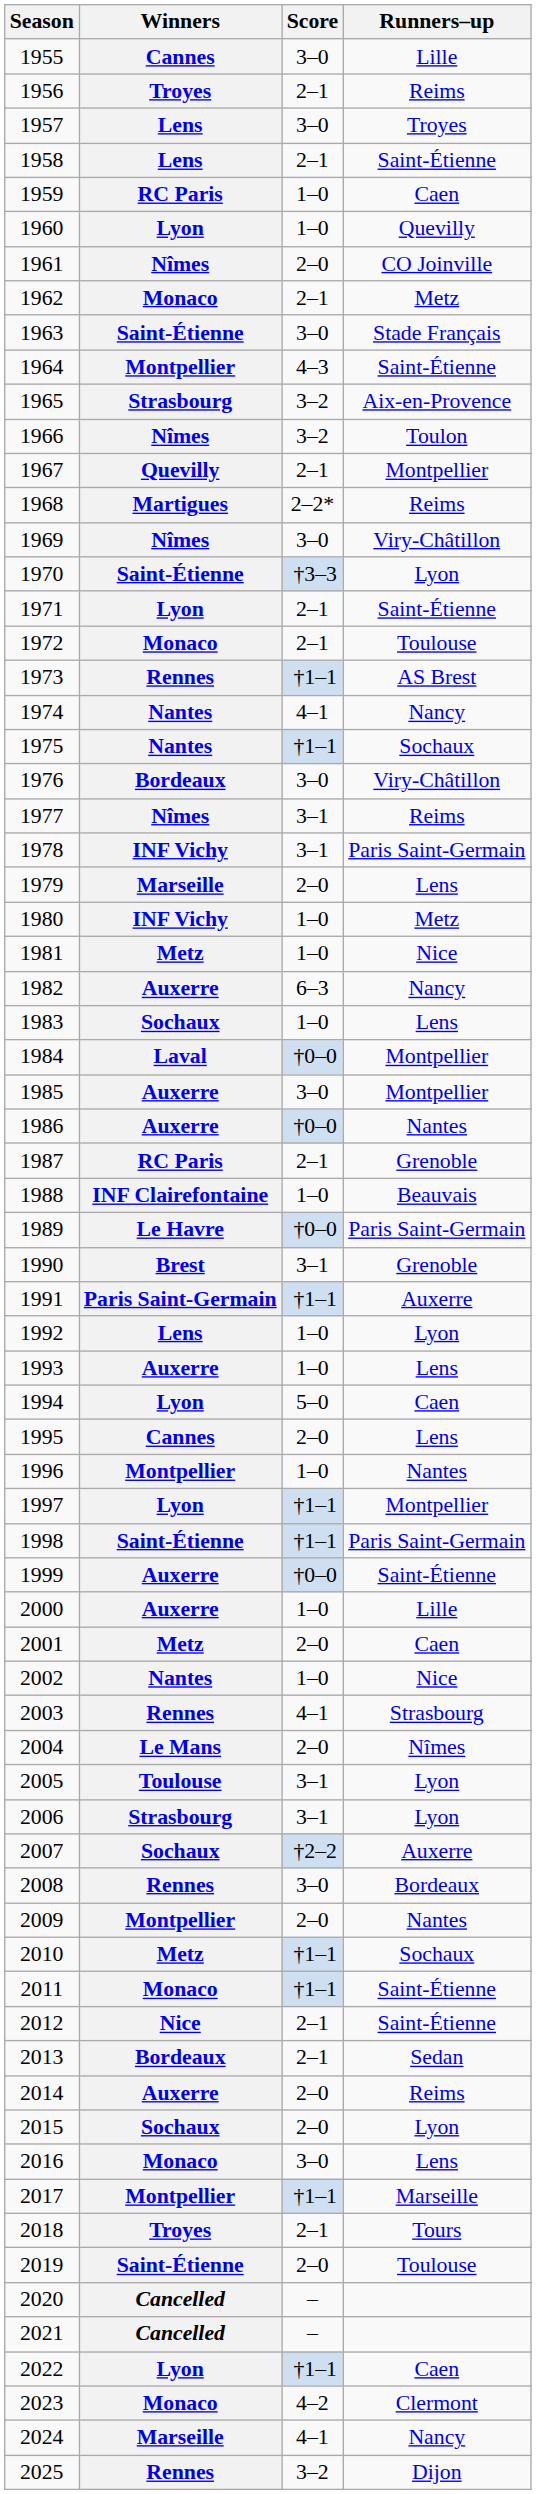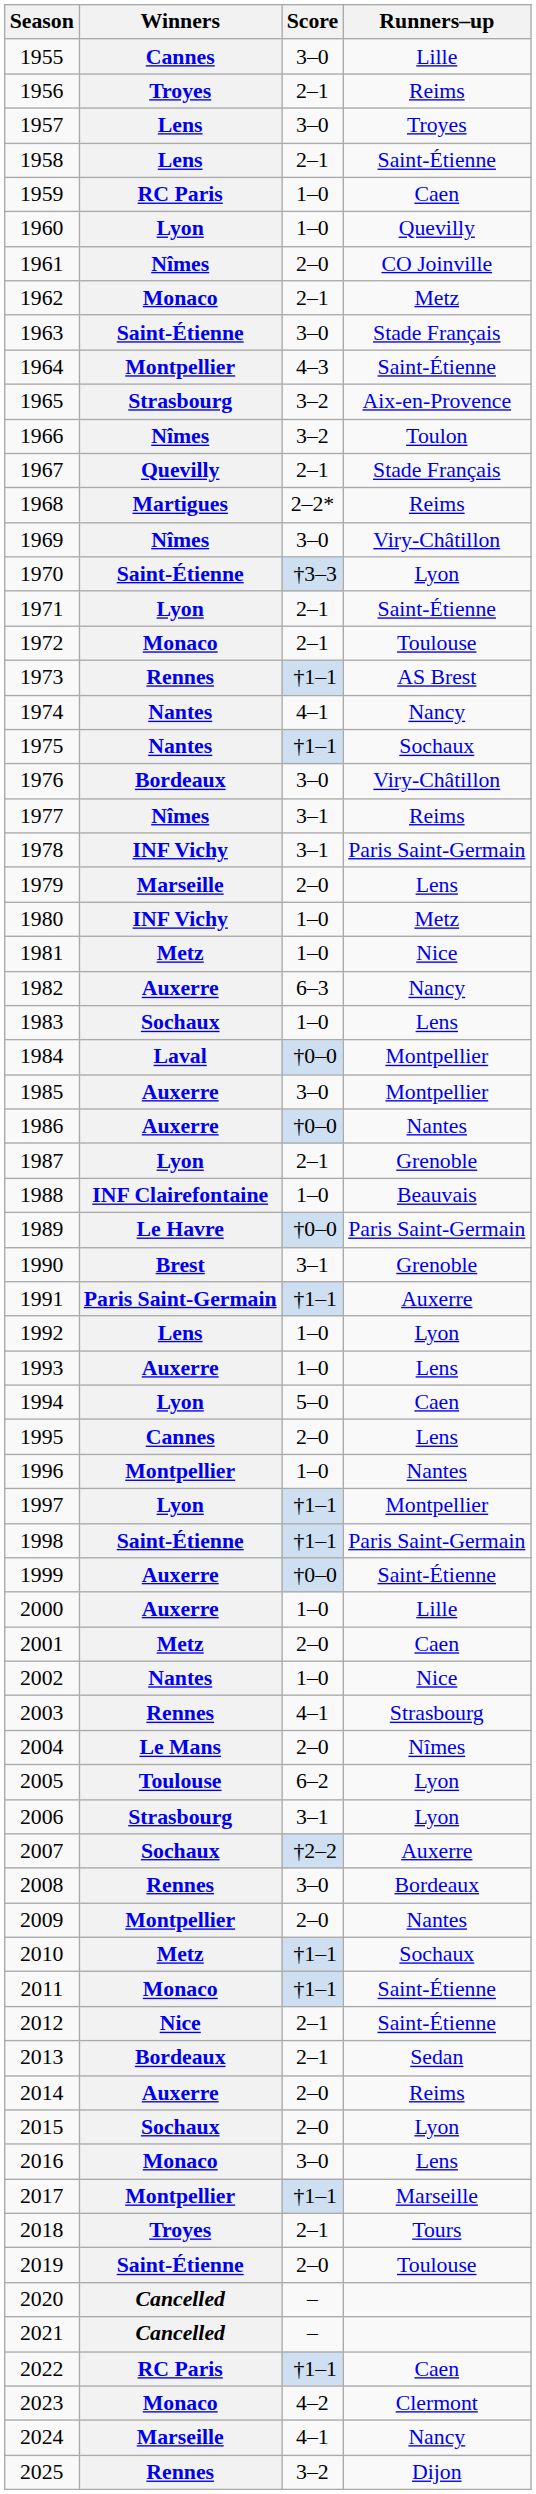(437, 470) Montpellier -> (437, 470) Stade Français
(180, 1160) RC Paris -> (180, 1160) Lyon
(312, 1781) 3–1 -> (312, 1781) 6–2
(180, 2368) Lyon -> (180, 2368) RC Paris
